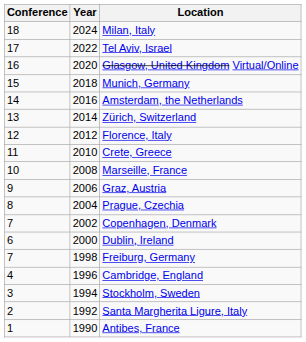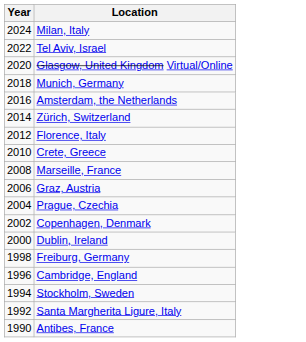- column: (37, 13)
